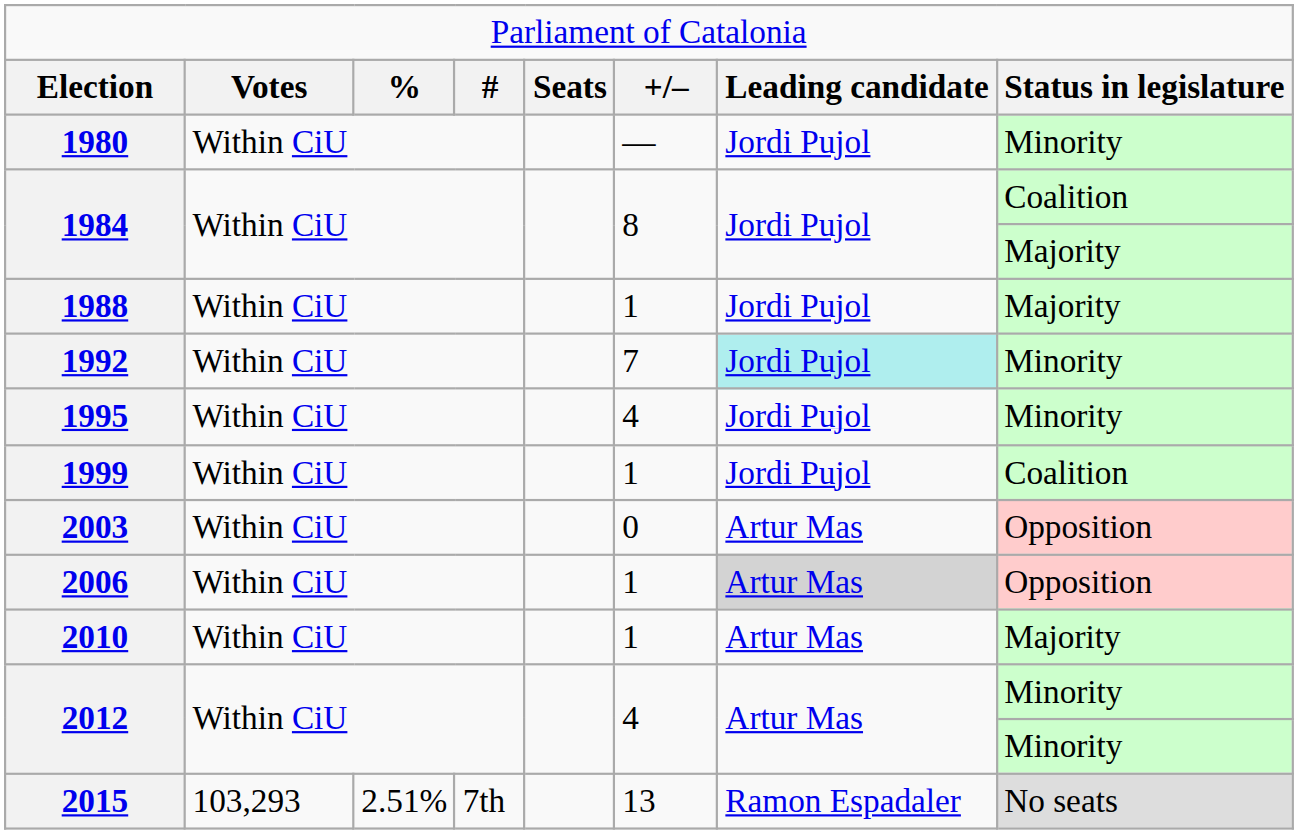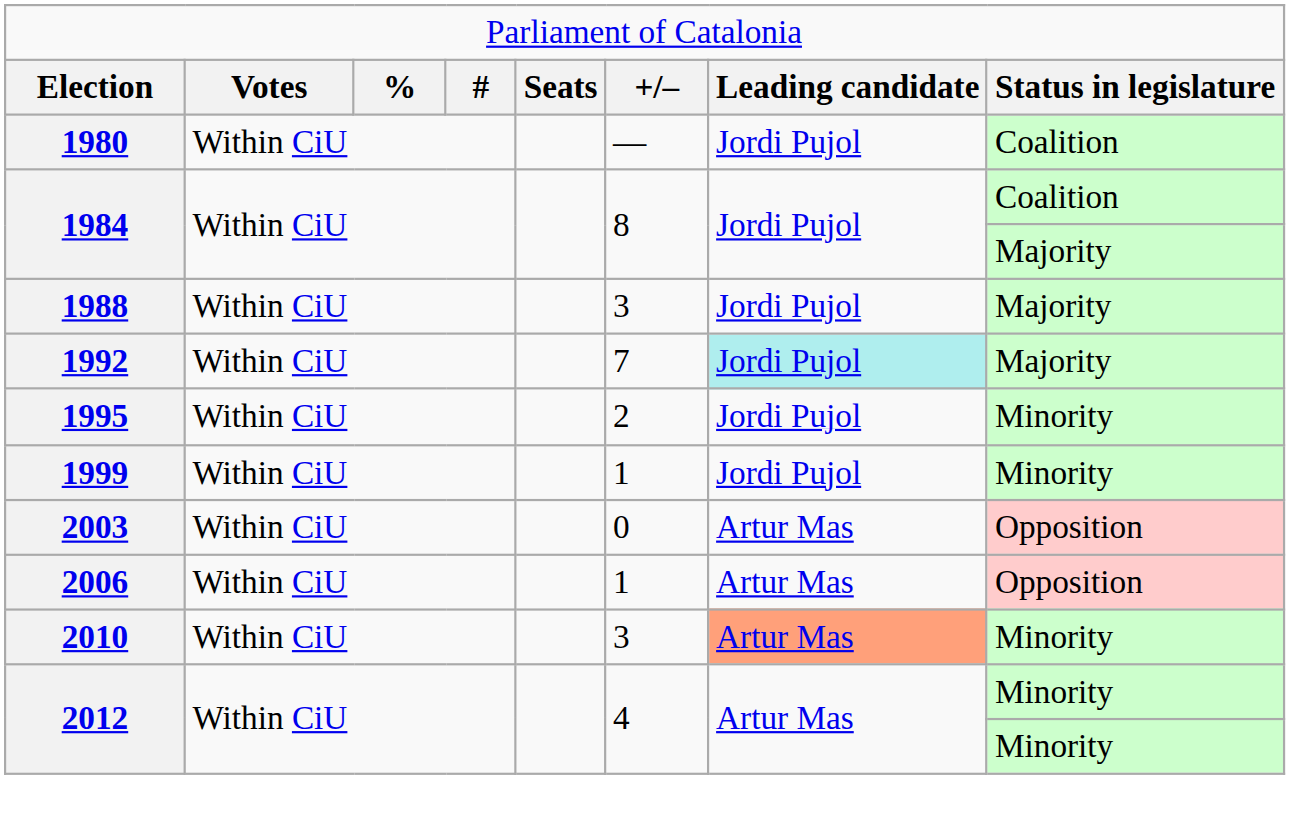(1063, 141) Minority -> (1057, 141) Coalition
(631, 306) 1 -> (621, 306) 3
(1063, 361) Minority -> (1053, 361) Majority
(631, 416) 4 -> (621, 416) 2
(1066, 471) Coalition -> (1054, 471) Minority
(794, 580) lightgrey background -> (785, 580) no background
(631, 635) 1 -> (621, 635) 3
(794, 635) no background -> (785, 635) lightsalmon background
(1062, 635) Majority -> (1054, 635) Minority
- row: (95, 800)
